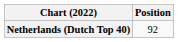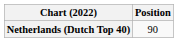(153, 29) 92 -> (153, 29) 90
